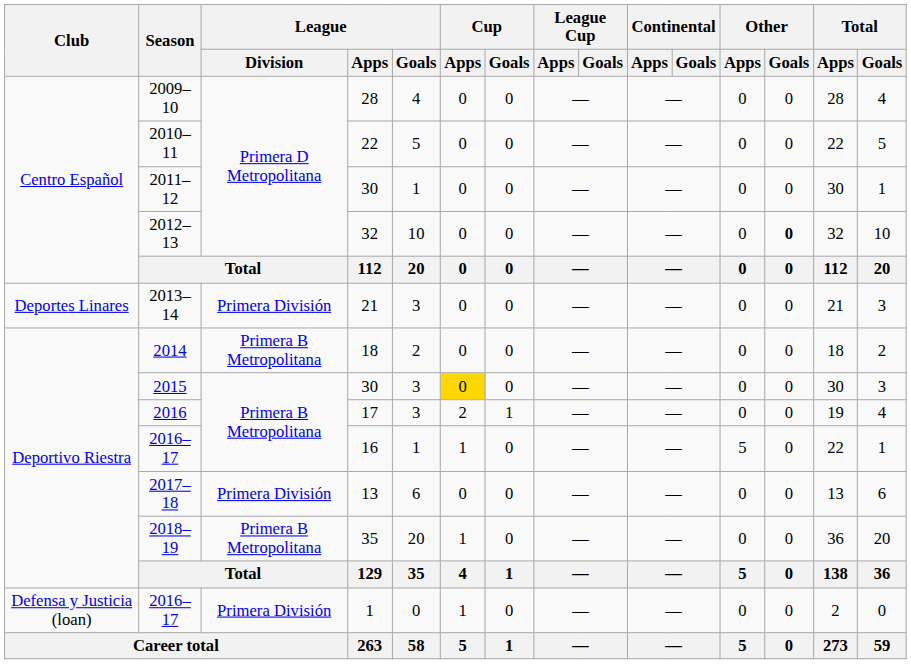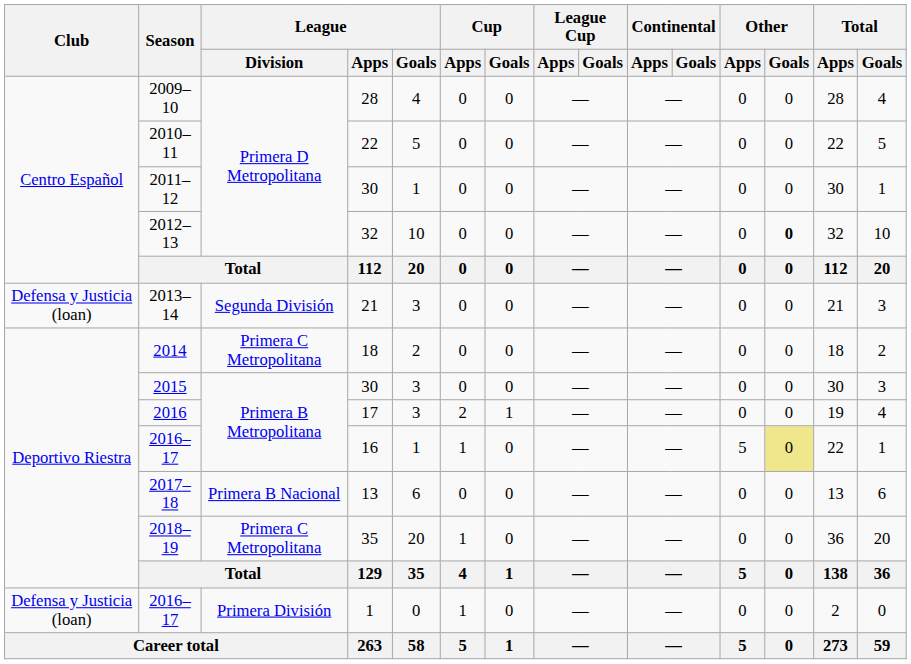(72, 305) Deportes Linares -> (72, 305) Defensa y Justicia (loan)
(274, 305) Primera División -> (274, 305) Segunda División
(274, 350) Primera B Metropolitana -> (274, 350) Primera C Metropolitana
(463, 386) gold background -> (463, 386) no background
(789, 448) no background -> (789, 448) khaki background
(274, 493) Primera División -> (274, 493) Primera B Nacional
(274, 538) Primera B Metropolitana -> (274, 538) Primera C Metropolitana
